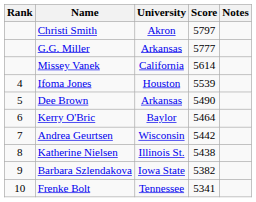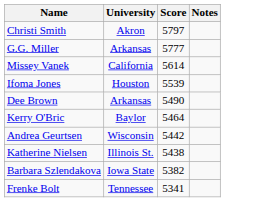- column: (20, 13)
